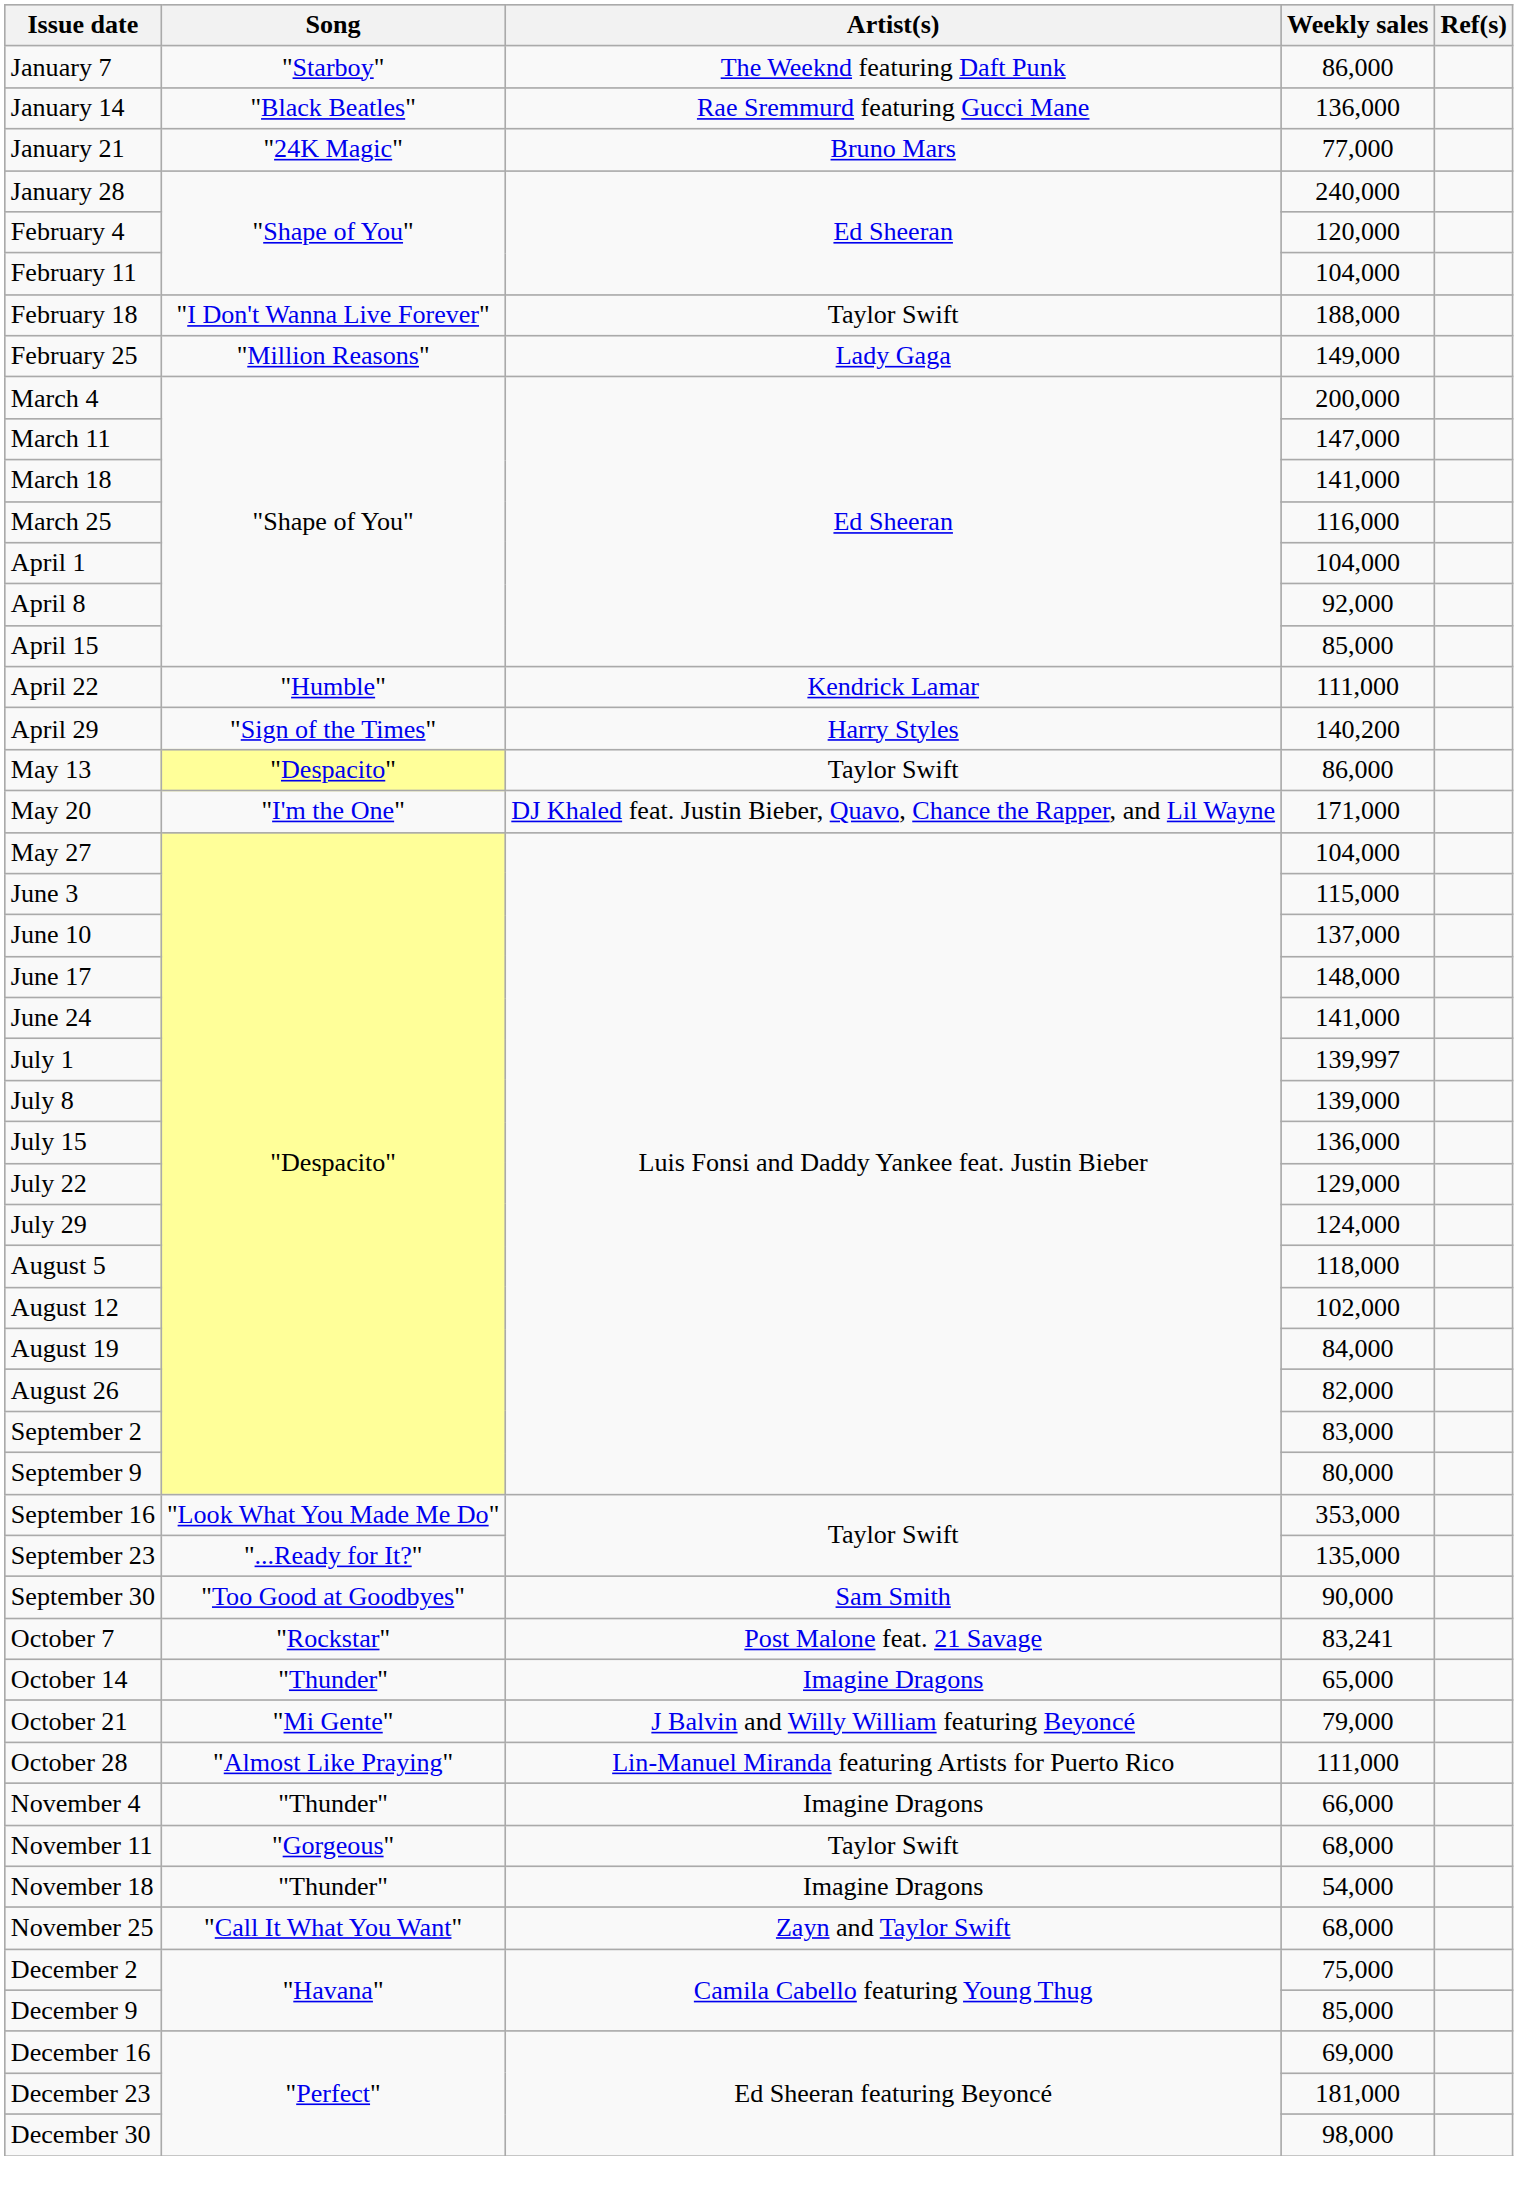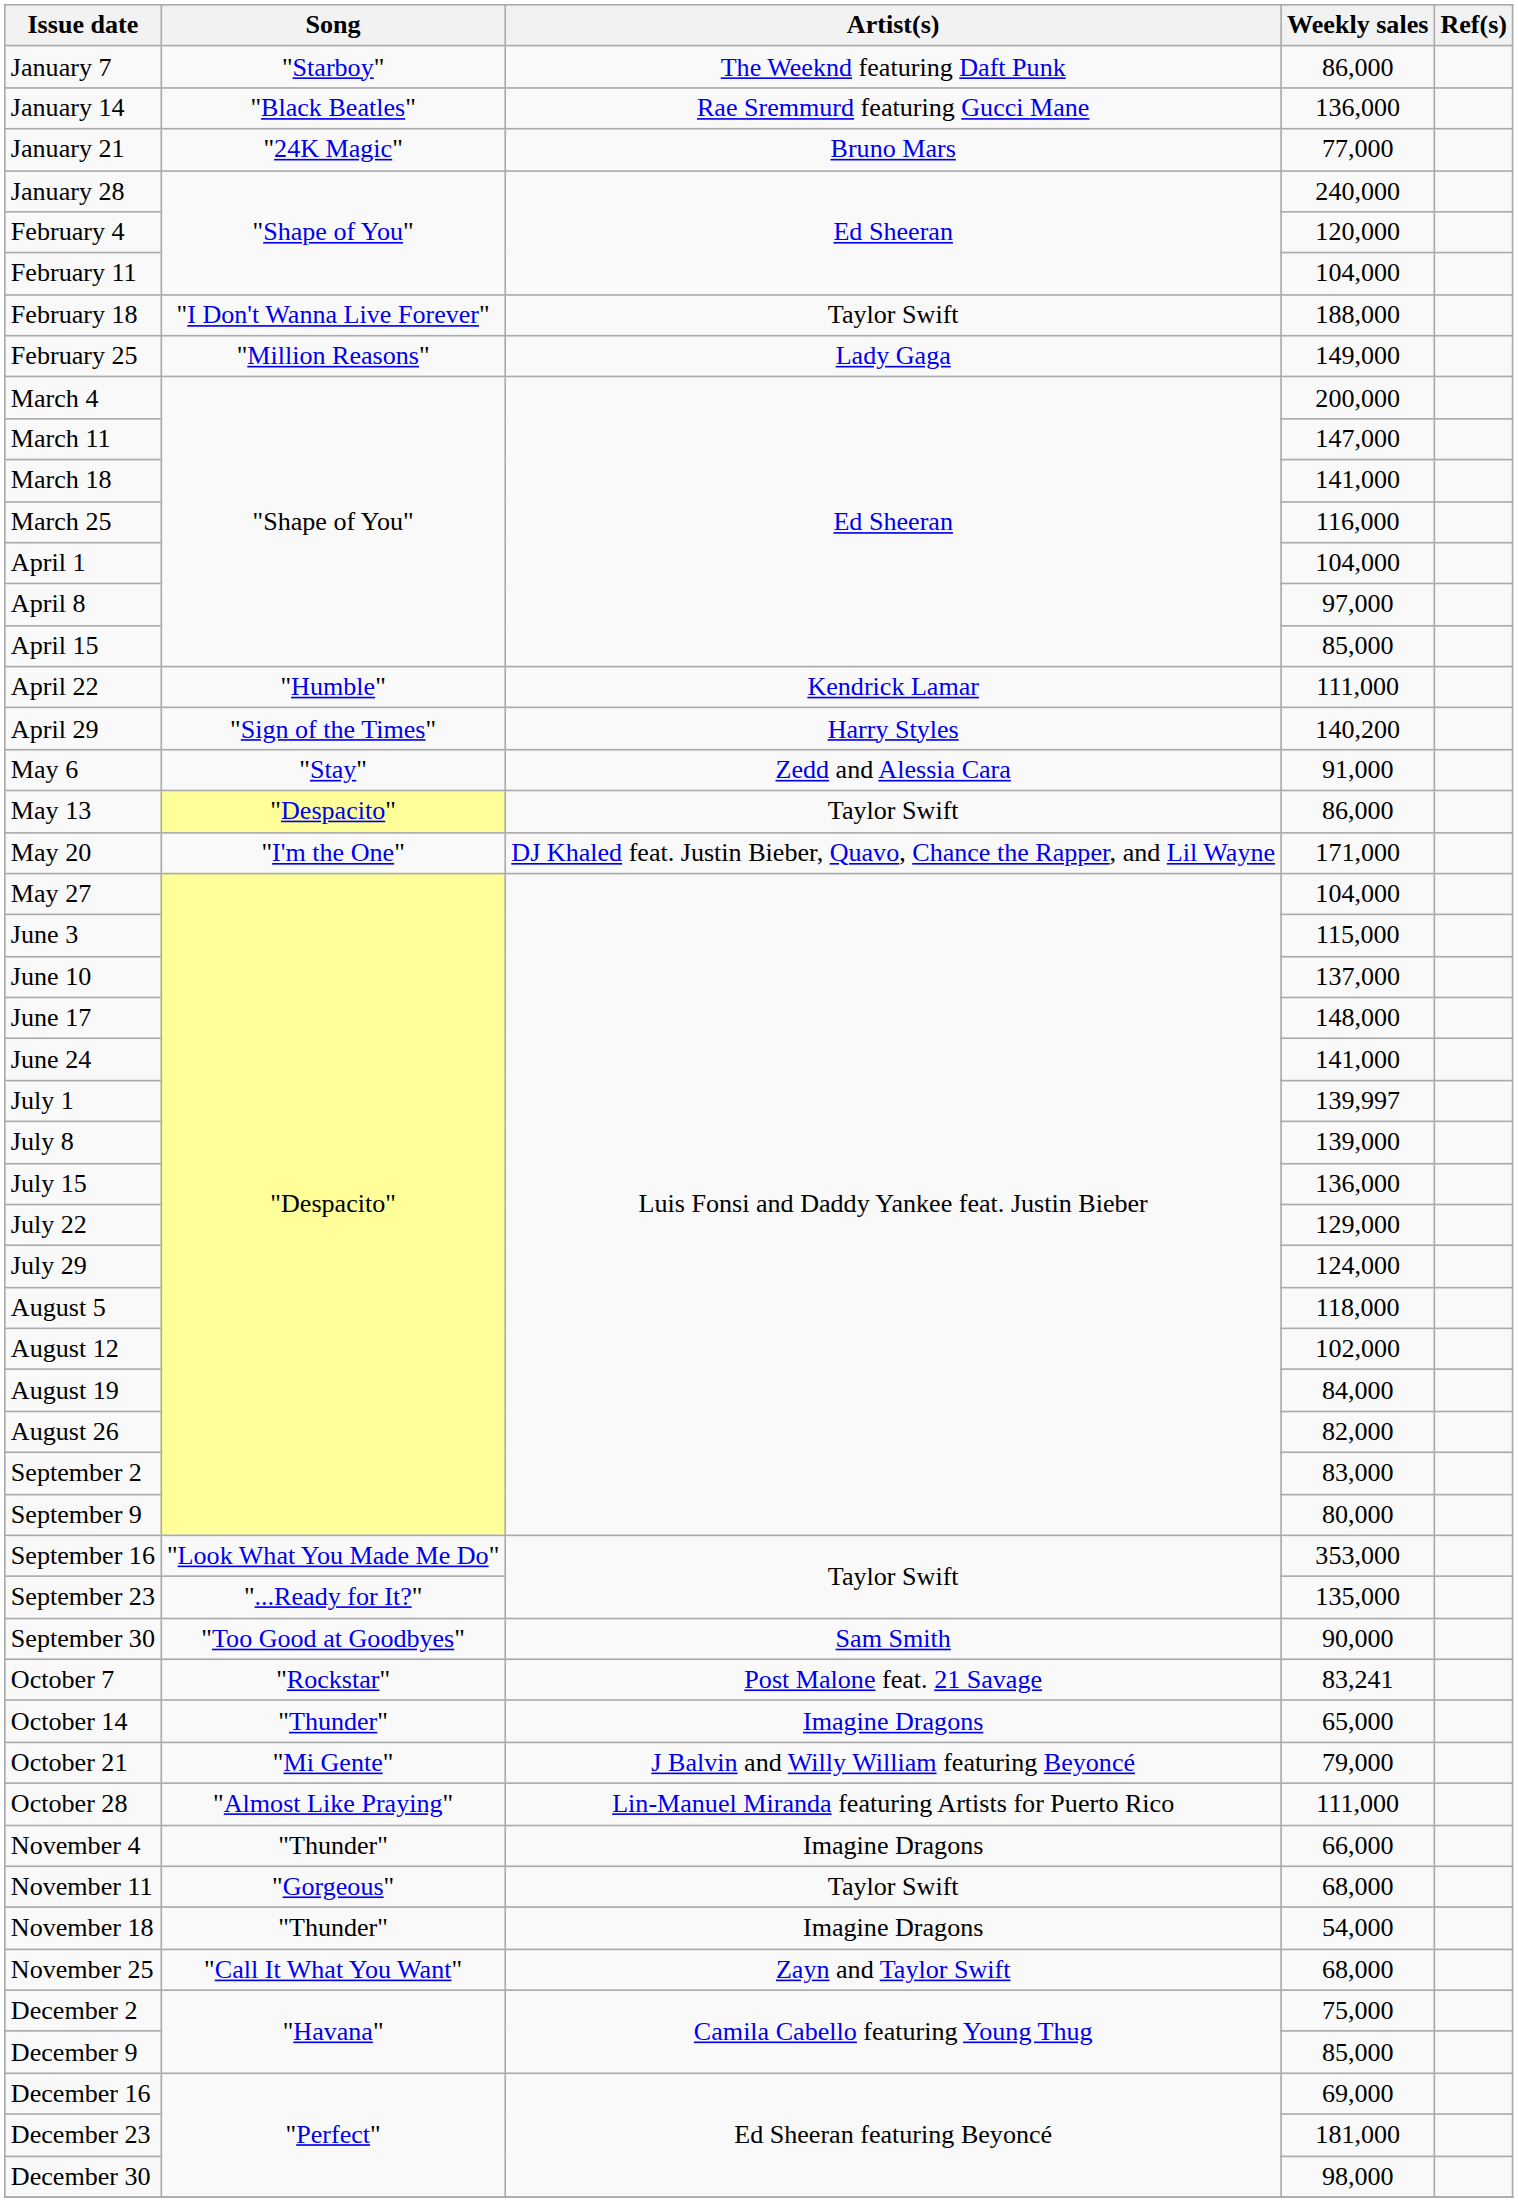(1358, 604) 92,000 -> (1358, 604) 97,000
+ row: (45, 769)
